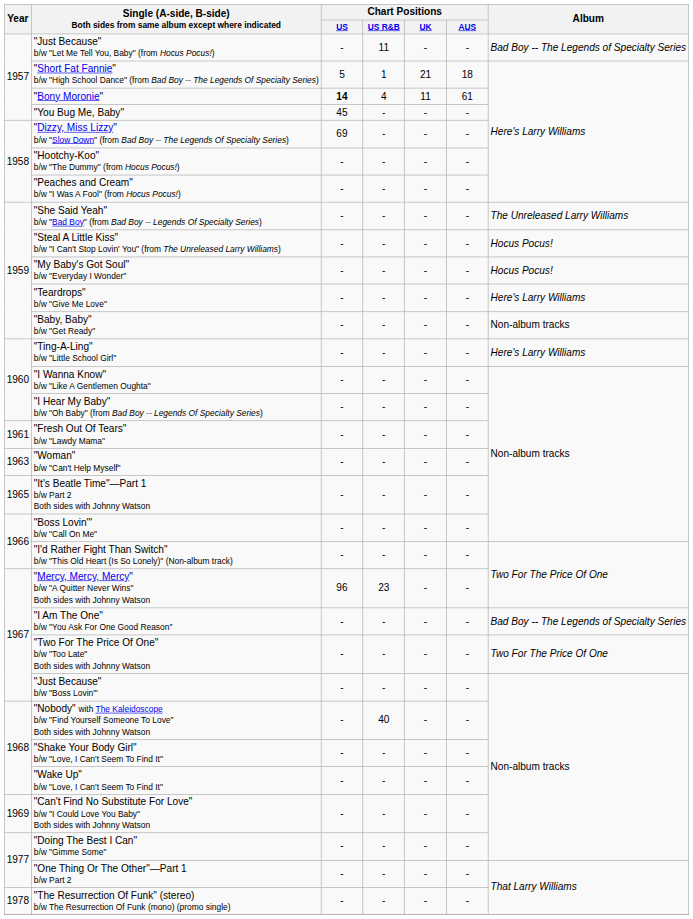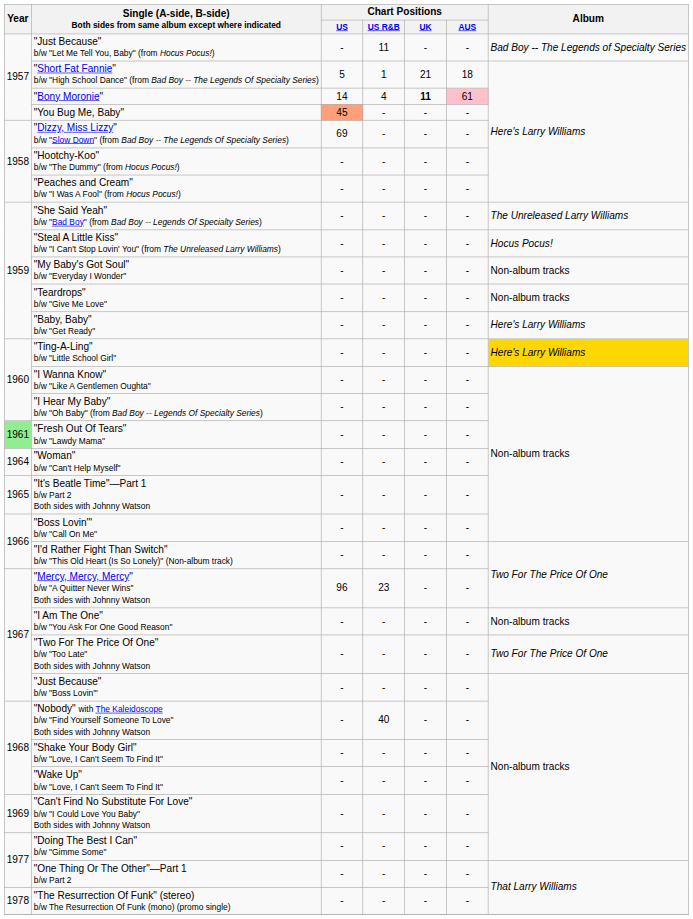(342, 96) bold -> (342, 96) normal
(426, 96) normal -> (426, 96) bold
(467, 96) no background -> (467, 96) pink background
(342, 112) no background -> (342, 112) lightsalmon background
(522, 270) Hocus Pocus! -> (530, 270) Non-album tracks
(538, 298) Here's Larry Williams -> (530, 298) Non-album tracks
(530, 325) Non-album tracks -> (538, 325) Here's Larry Williams
(538, 352) no background -> (538, 352) gold background
(18, 434) no background -> (18, 434) lightgreen background
(18, 462) 1963 -> (18, 462) 1964
(588, 621) Bad Boy -- The Legends of Specialty Series -> (530, 621) Non-album tracks
